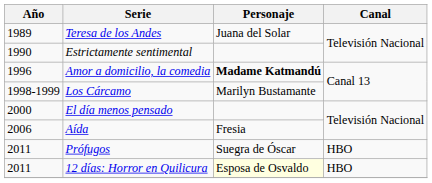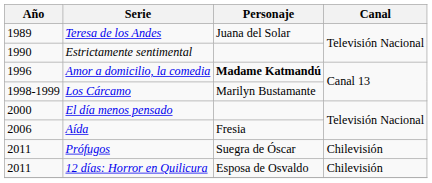(339, 149) HBO -> (355, 149) Chilevisión
(262, 168) lightyellow background -> (262, 168) no background
(339, 168) HBO -> (355, 168) Chilevisión
